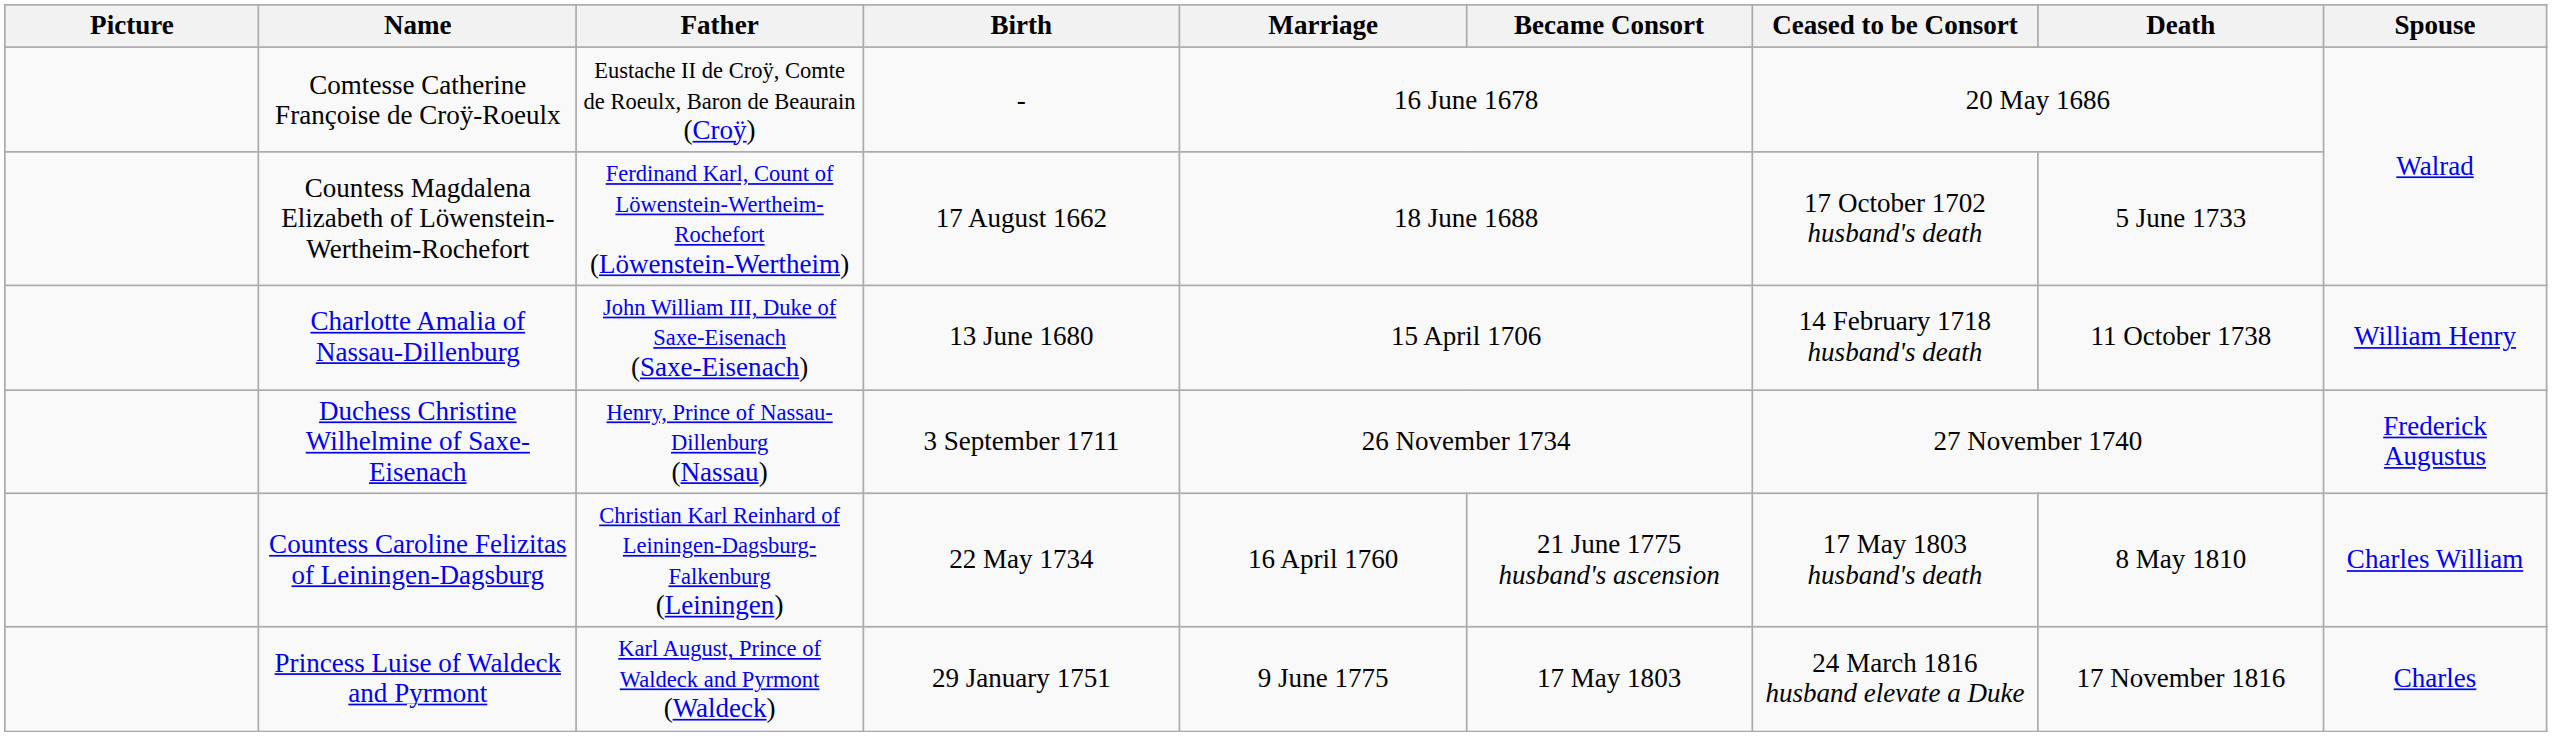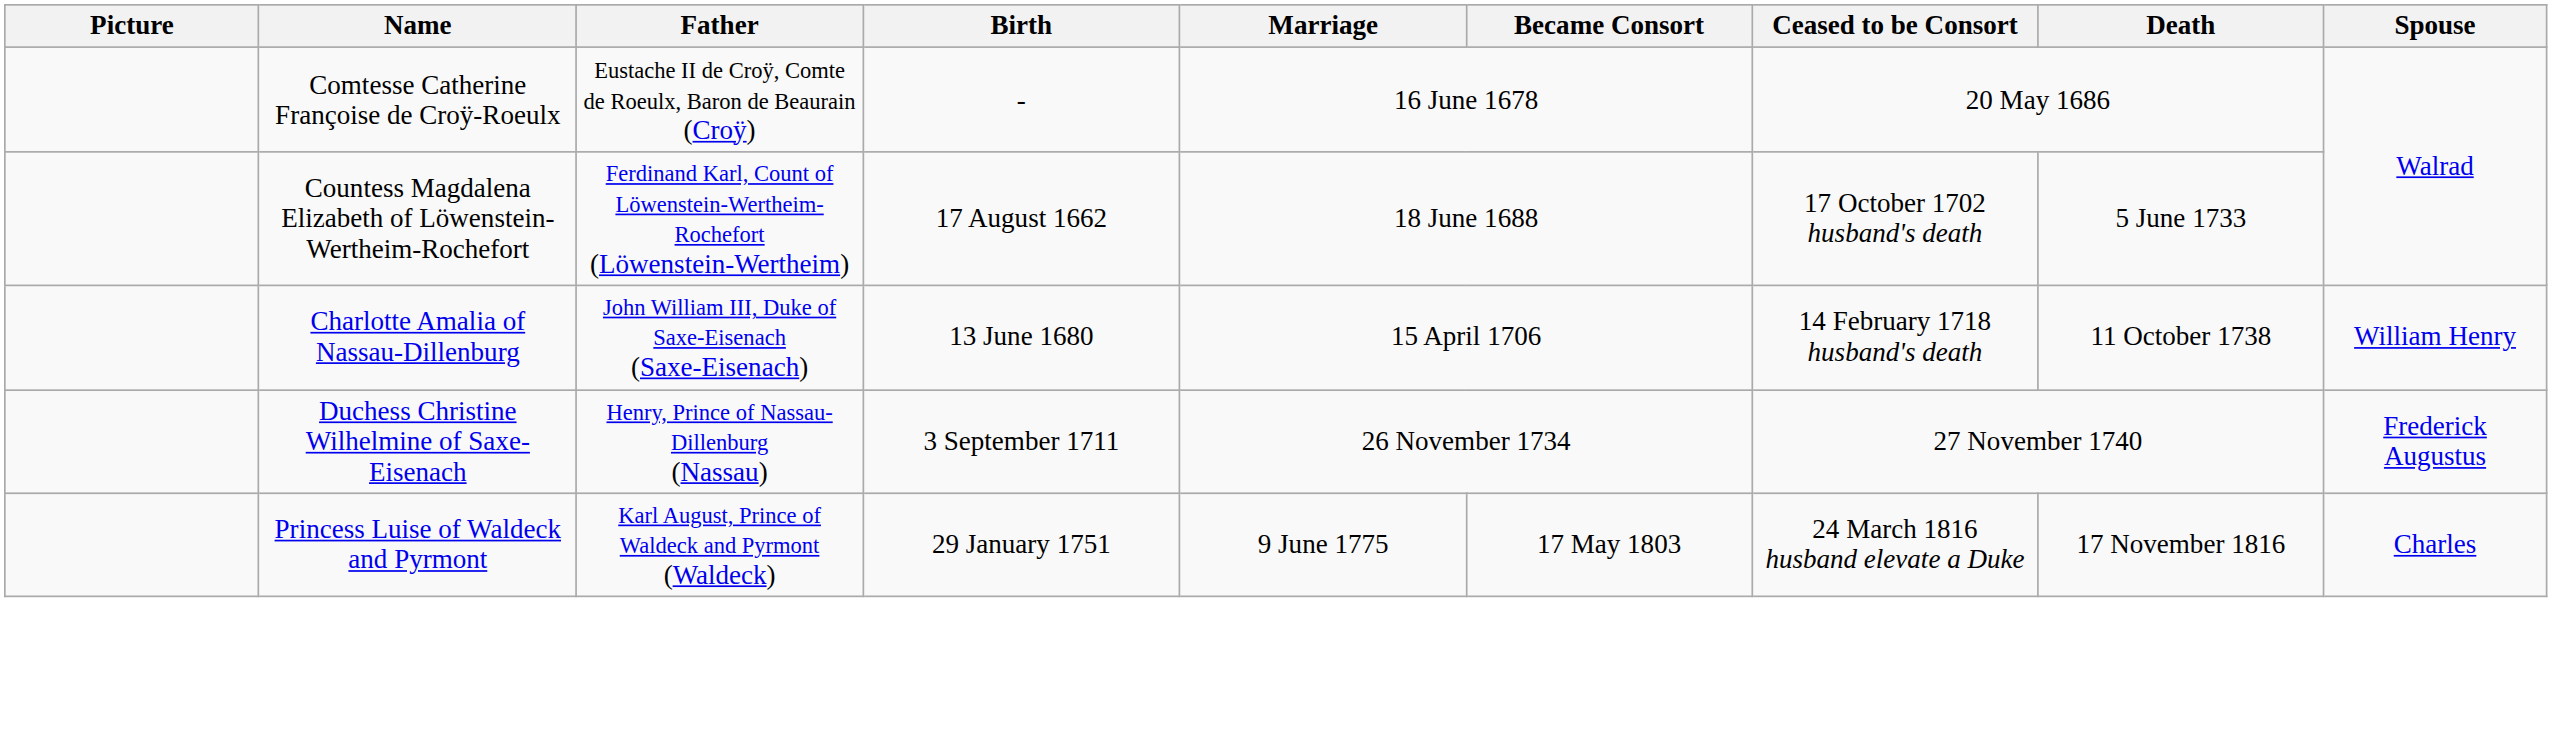- row: (418, 559)
